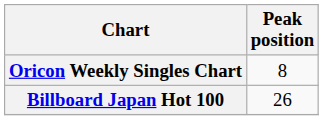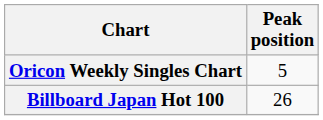(282, 70) 8 -> (282, 70) 5
